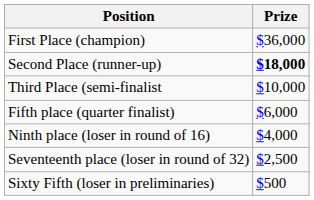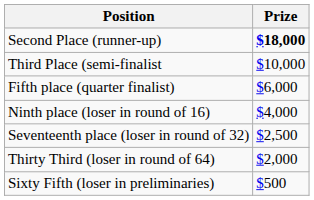- row: (76, 40)
+ row: (111, 159)
